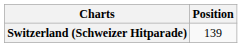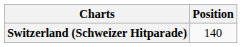(213, 33) 139 -> (213, 33) 140
